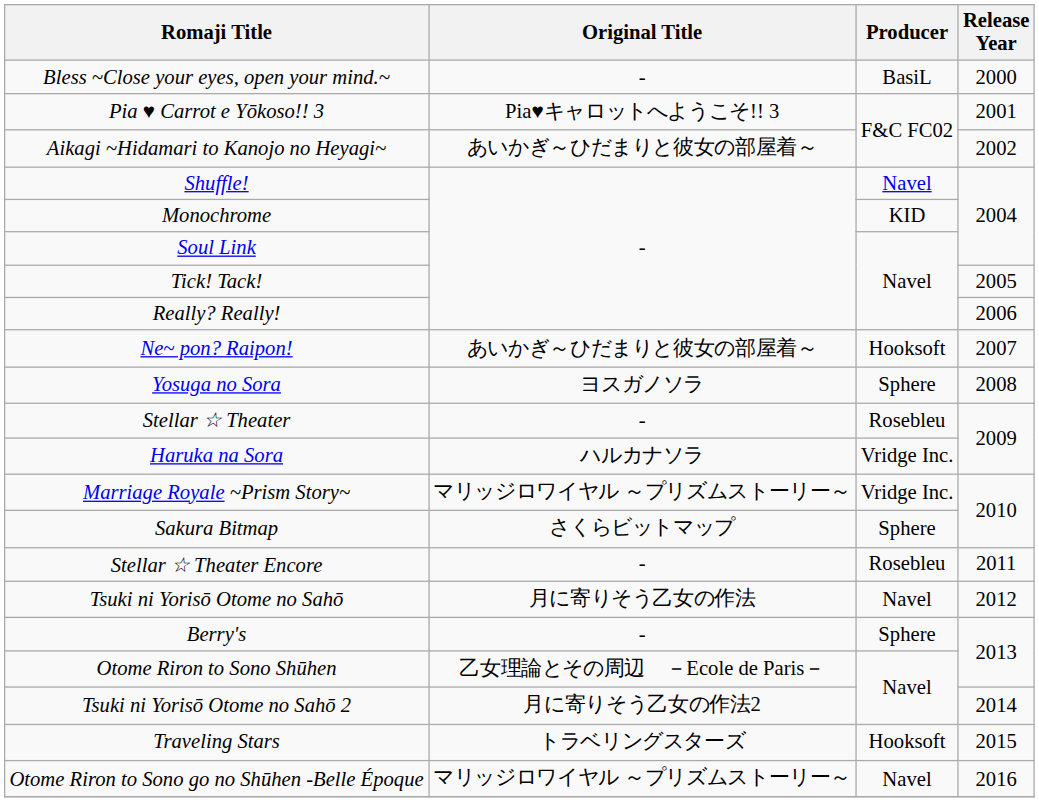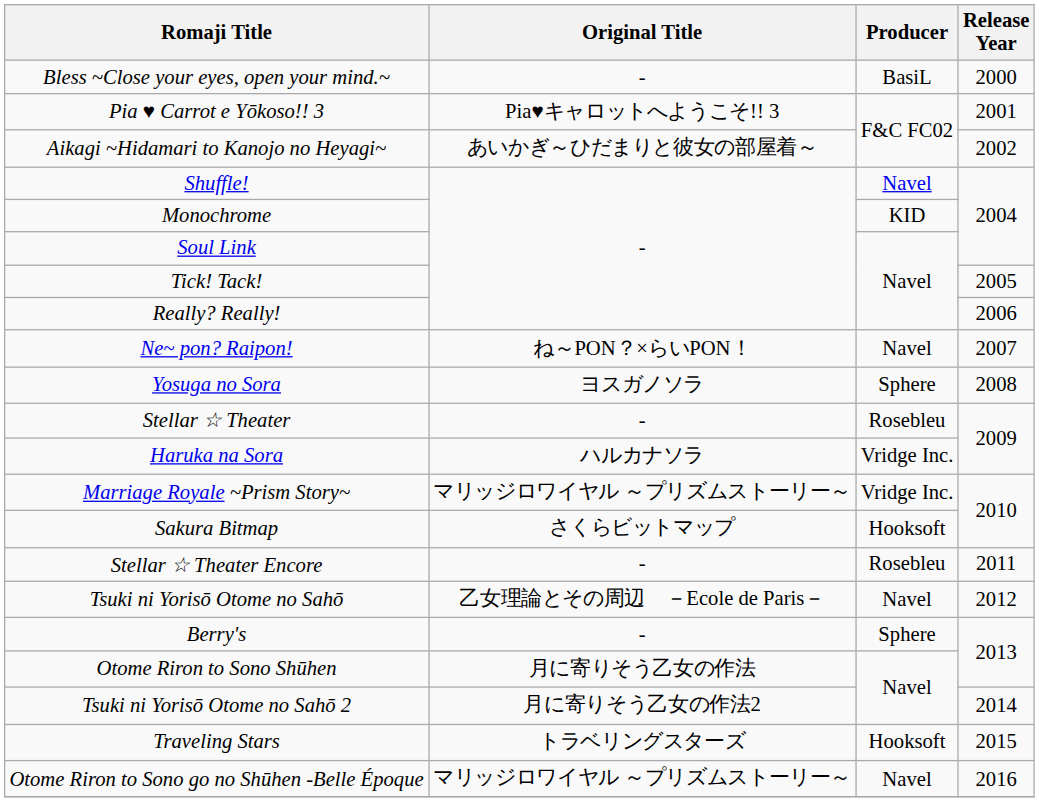(642, 347) あいかぎ～ひだまりと彼女の部屋着～ -> (642, 347) ね～PON？×らいPON！
(907, 348) Hooksoft -> (907, 348) Navel
(907, 528) Sphere -> (907, 528) Hooksoft
(642, 598) 月に寄りそう乙女の作法 -> (642, 598) 乙女理論とその周辺 －Ecole de Paris－
(642, 668) 乙女理論とその周辺 －Ecole de Paris－ -> (642, 668) 月に寄りそう乙女の作法
